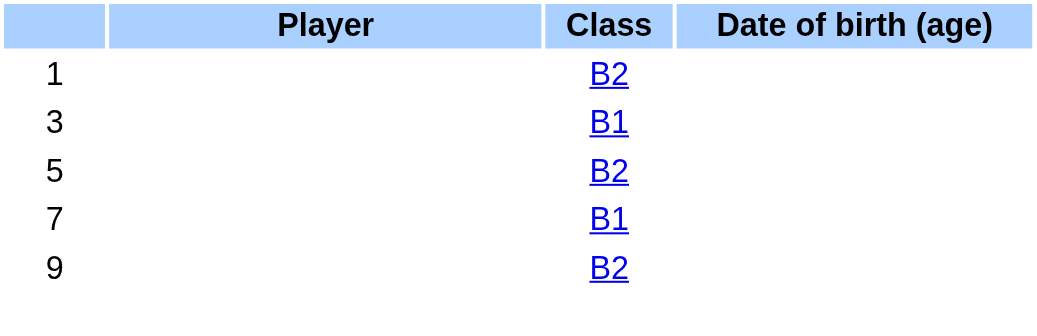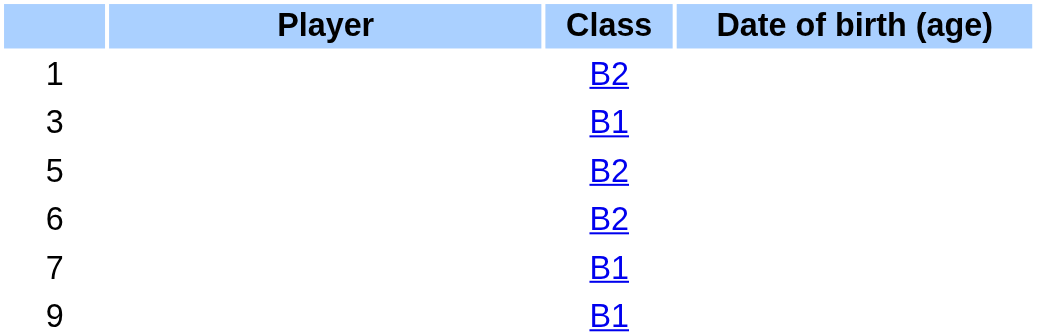+ row: (55, 219)
(609, 268) B2 -> (609, 316) B1
